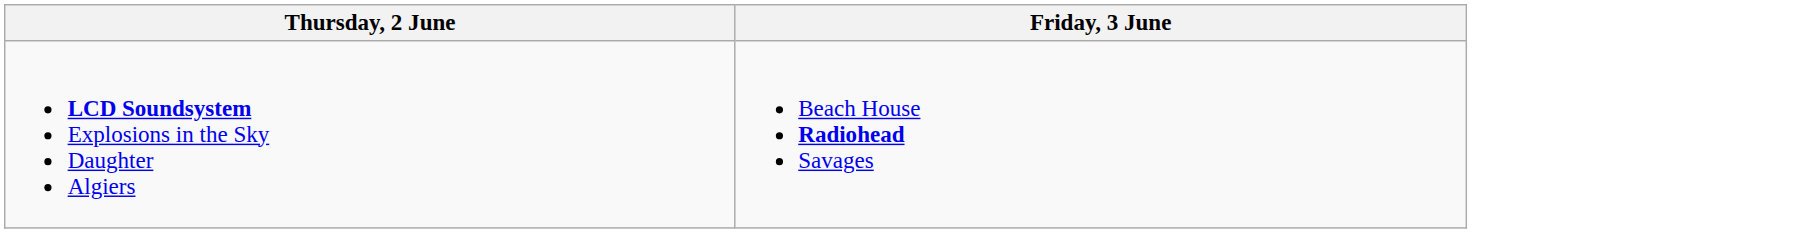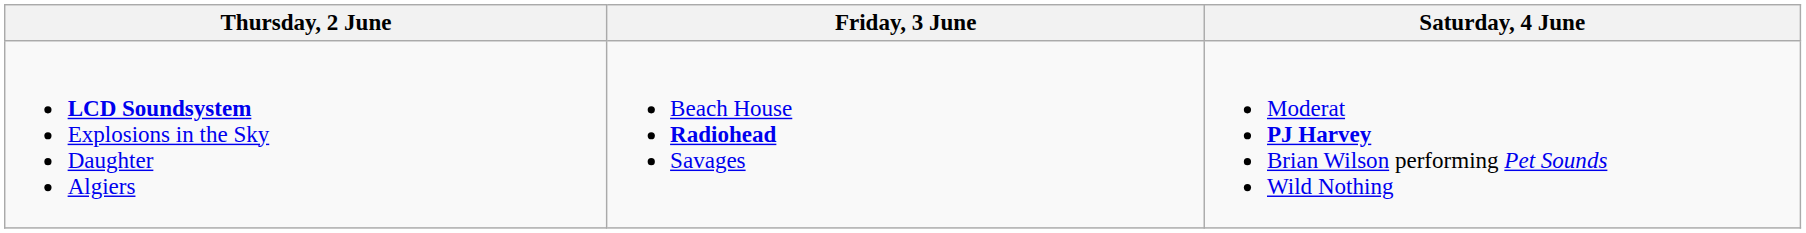+ column: (1502, 22)
